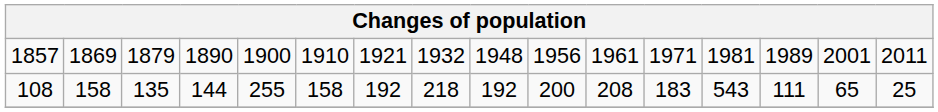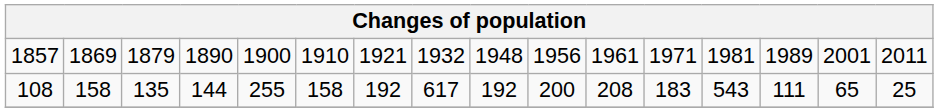(441, 90) 218 -> (441, 90) 617
